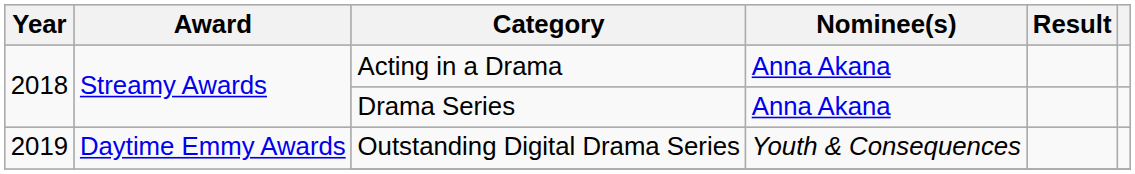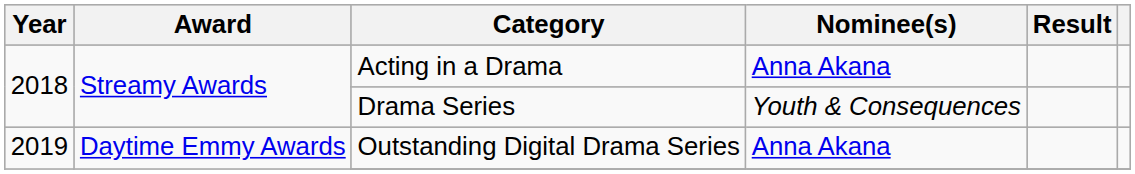(821, 106) Anna Akana -> (886, 106) Youth & Consequences
(886, 147) Youth & Consequences -> (821, 147) Anna Akana
